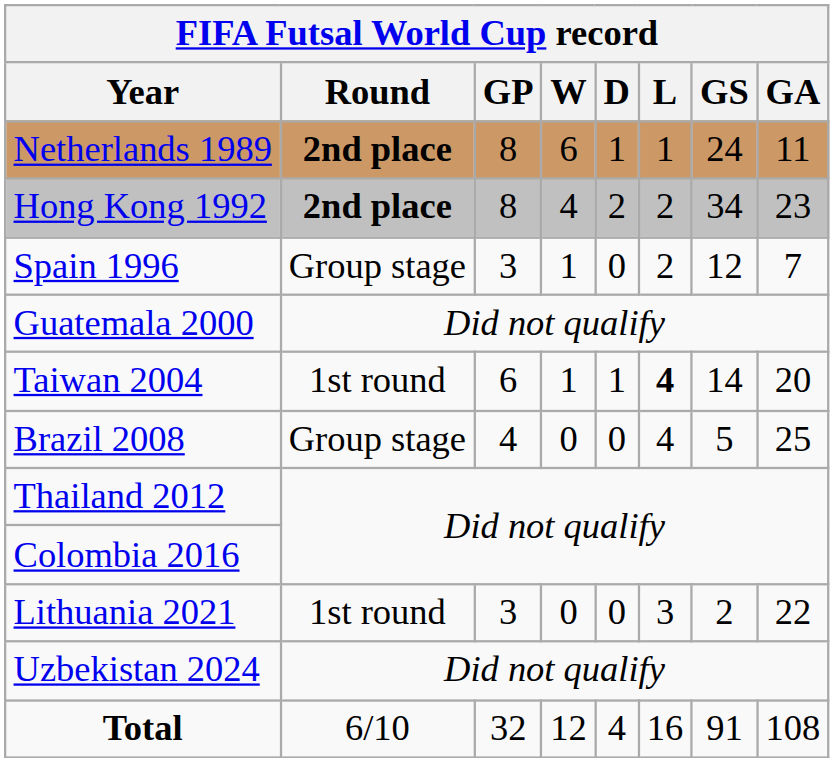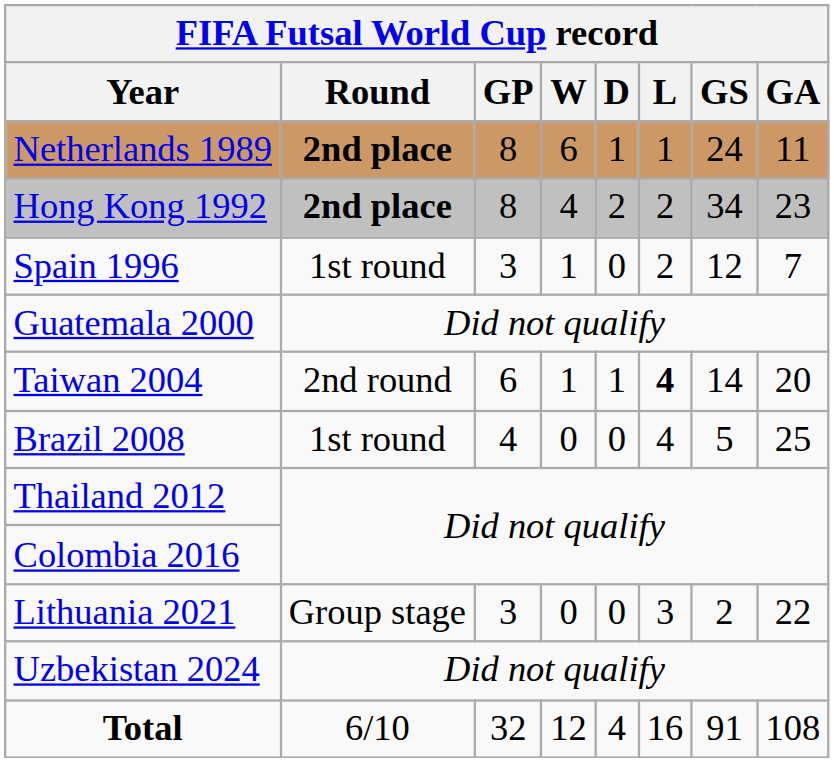(377, 264) Group stage -> (377, 264) 1st round
(377, 380) 1st round -> (377, 380) 2nd round
(377, 438) Group stage -> (377, 438) 1st round
(377, 611) 1st round -> (377, 611) Group stage
